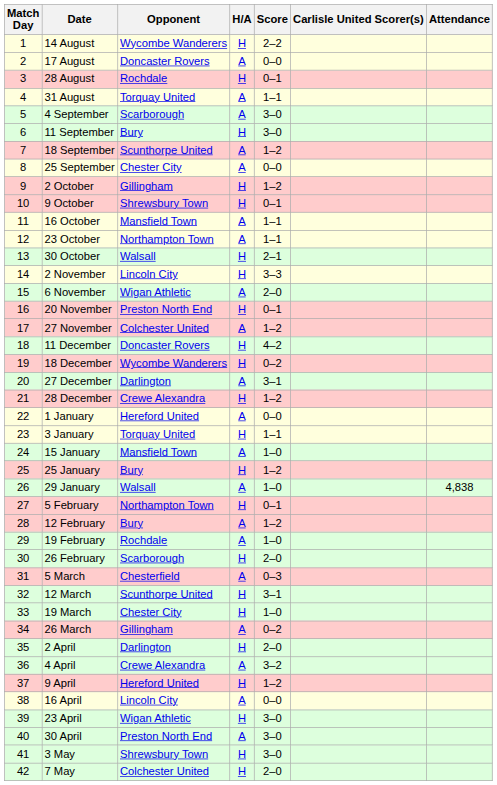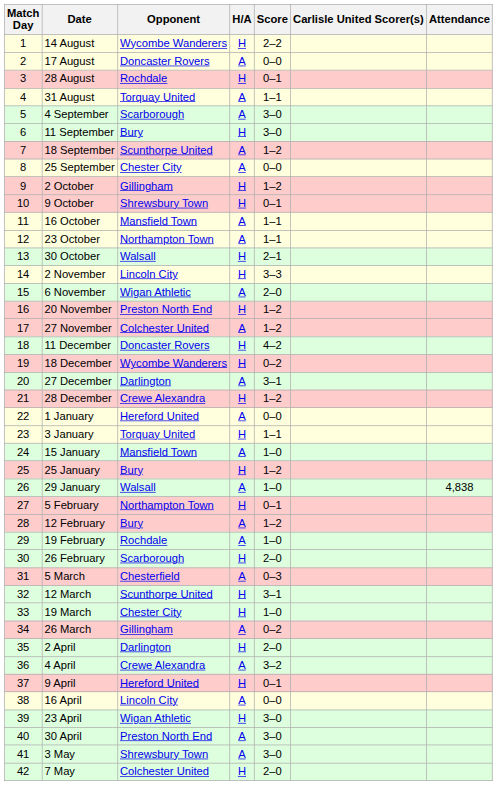(272, 310) 0–1 -> (272, 310) 1–2
(272, 683) 1–2 -> (272, 683) 0–1
(242, 754) H -> (242, 754) A
